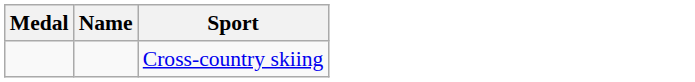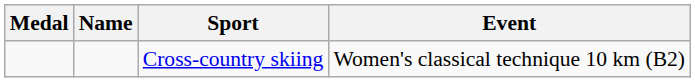+ column: (509, 22)
